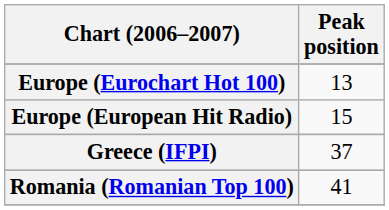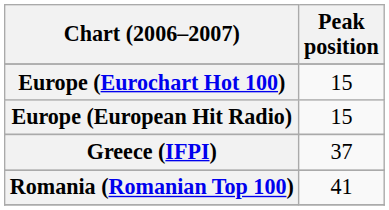(341, 81) 13 -> (341, 81) 15
